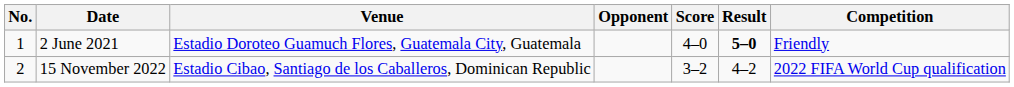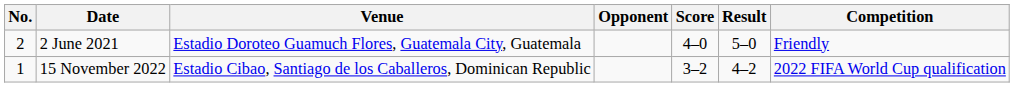(20, 43) 1 -> (20, 43) 2
(744, 43) bold -> (744, 43) normal
(20, 69) 2 -> (20, 69) 1
